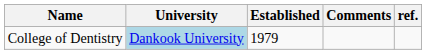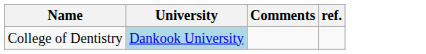- column: (285, 15)
